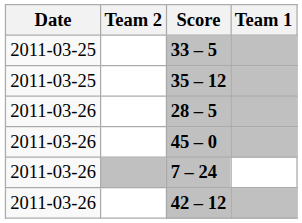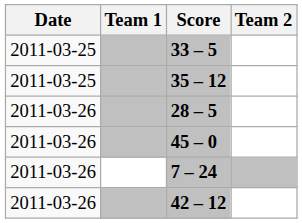columns swapped: (264, 19) <-> (133, 19)
